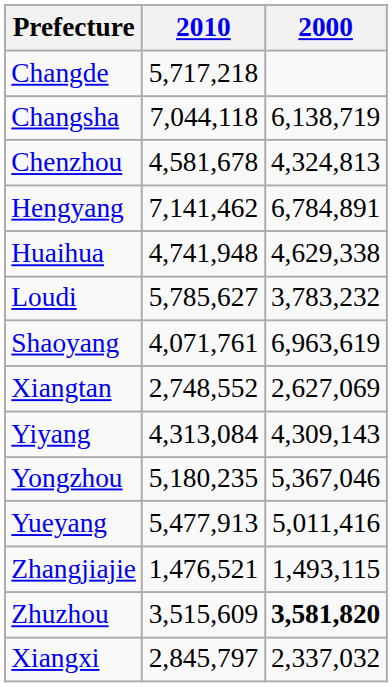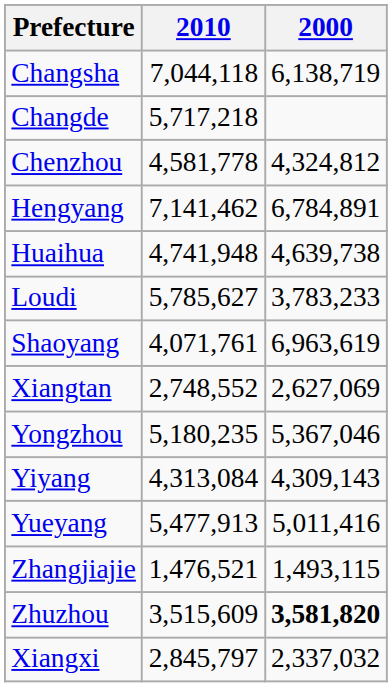rows swapped: (65, 117) <-> (60, 72)
(203, 162) 4,581,678 -> (203, 162) 4,581,778
(326, 162) 4,324,813 -> (326, 162) 4,324,812
(326, 253) 4,629,338 -> (326, 253) 4,639,738
(326, 298) 3,783,232 -> (326, 298) 3,783,233
rows swapped: (51, 433) <-> (67, 478)
